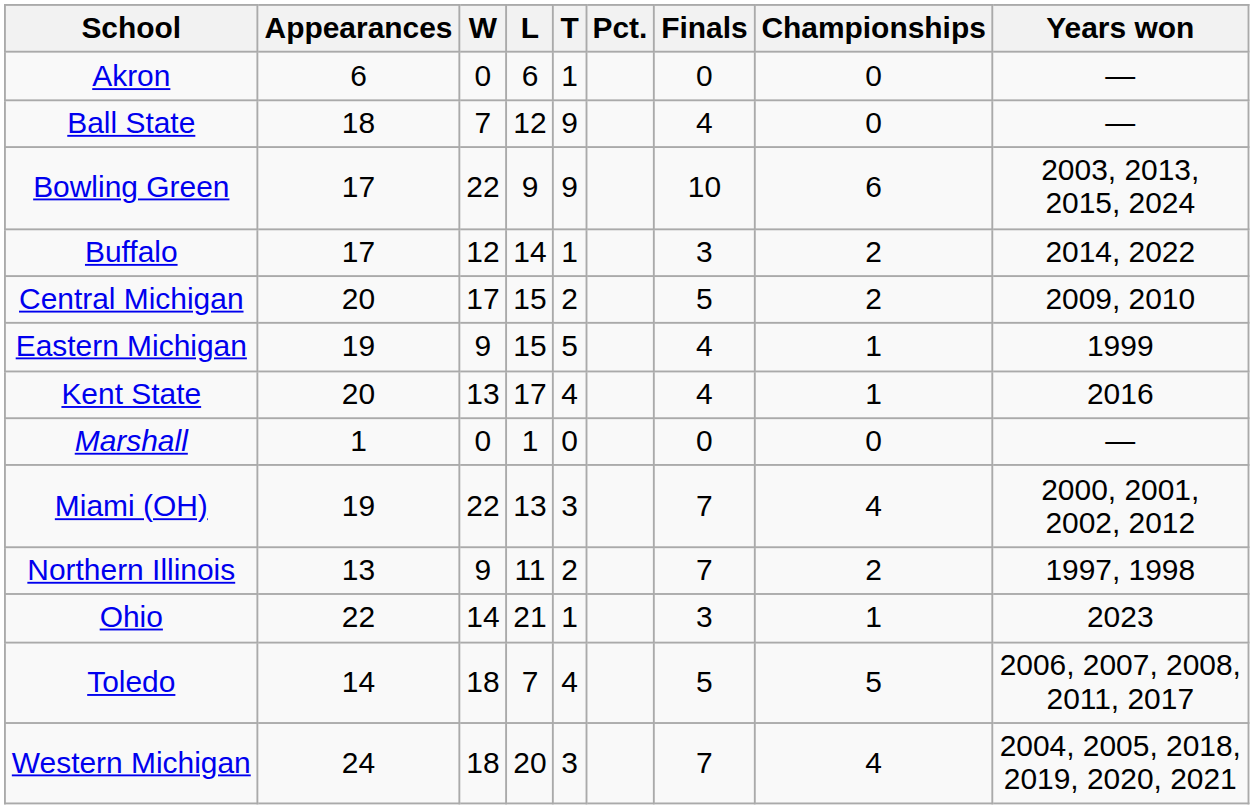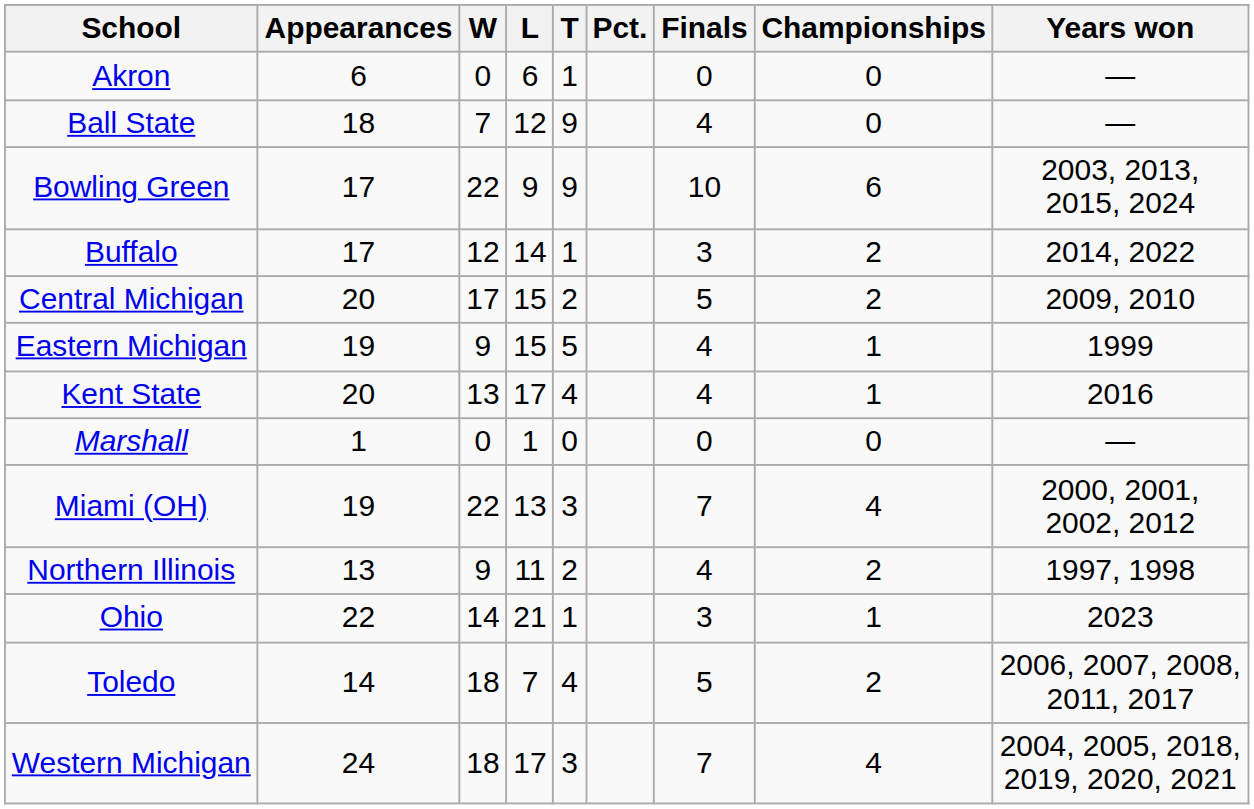(704, 570) 7 -> (704, 570) 4
(874, 681) 5 -> (874, 681) 2
(530, 762) 20 -> (530, 762) 17
